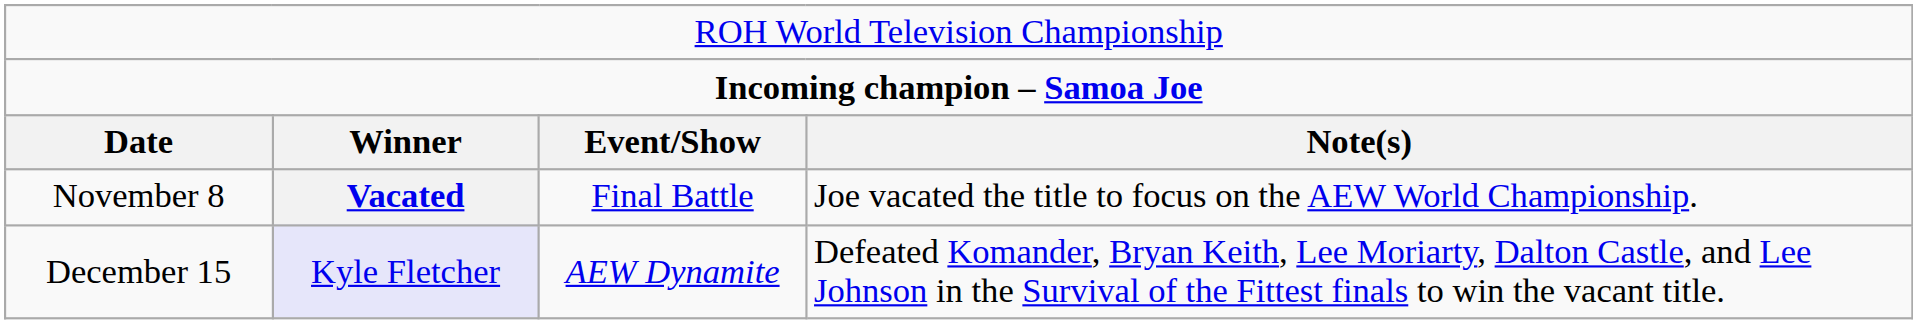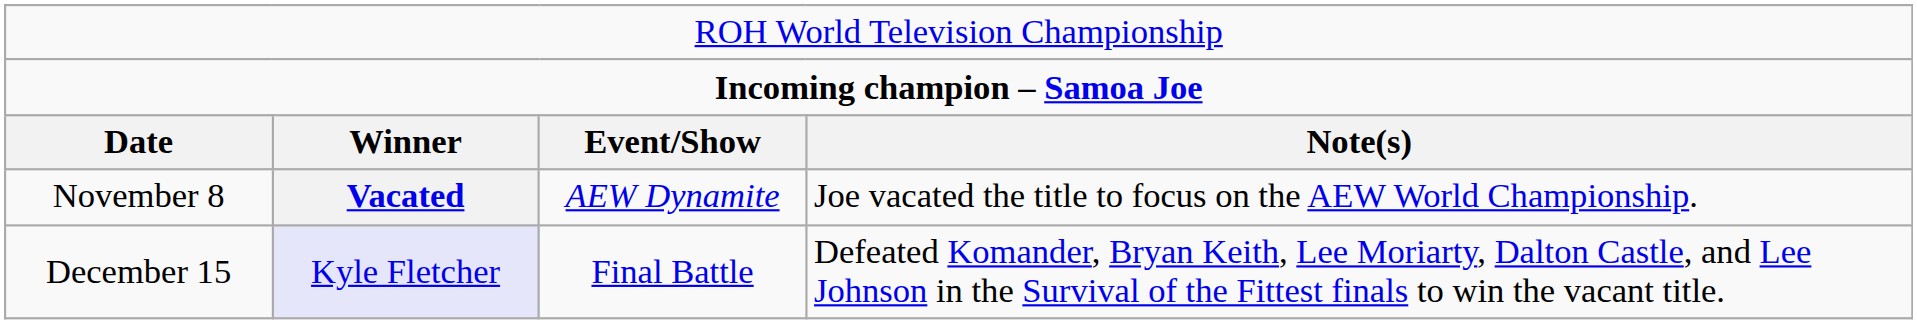(673, 196) Final Battle -> (673, 196) AEW Dynamite
(673, 270) AEW Dynamite -> (673, 270) Final Battle
